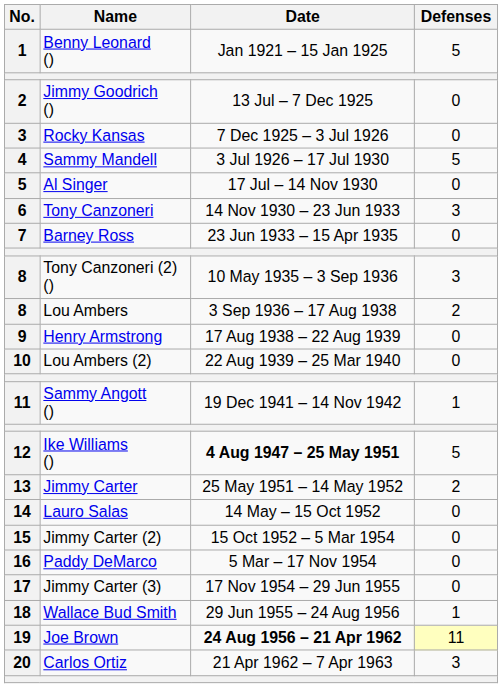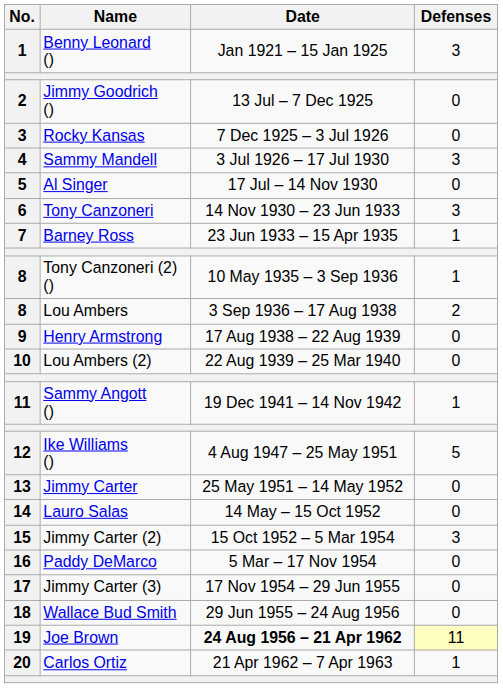(456, 51) 5 -> (456, 51) 3
(456, 160) 5 -> (456, 160) 3
(456, 235) 0 -> (456, 235) 1
(456, 277) 3 -> (456, 277) 1
(303, 453) bold -> (303, 453) normal
(456, 487) 2 -> (456, 487) 0
(456, 537) 0 -> (456, 537) 3
(456, 612) 1 -> (456, 612) 0
(456, 662) 3 -> (456, 662) 1
